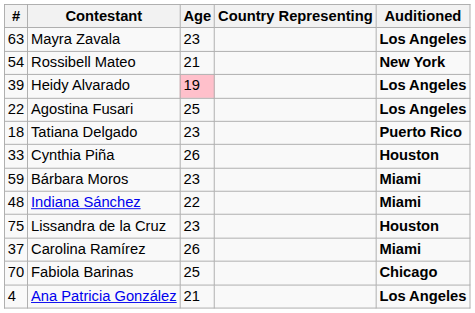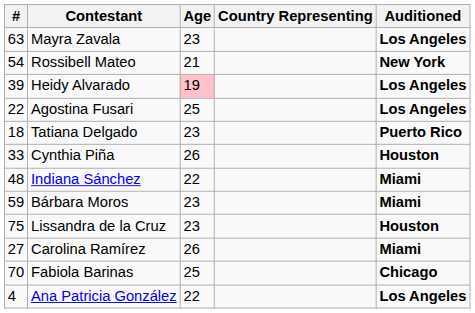rows swapped: (80, 179) <-> (86, 202)
(16, 249) 37 -> (16, 249) 27
(192, 296) 21 -> (192, 296) 22
